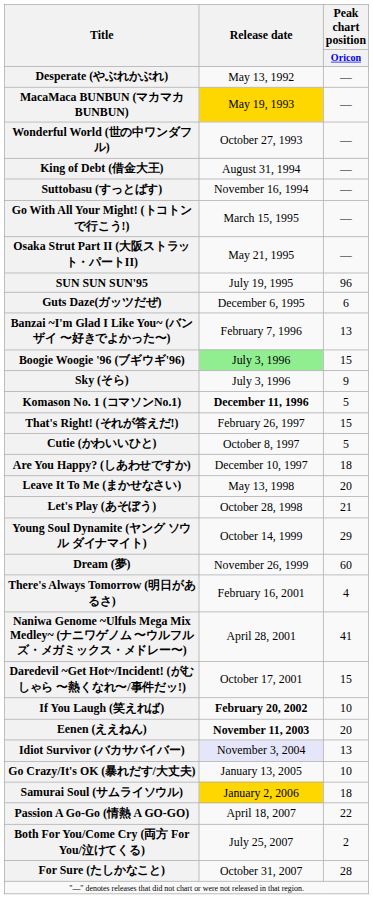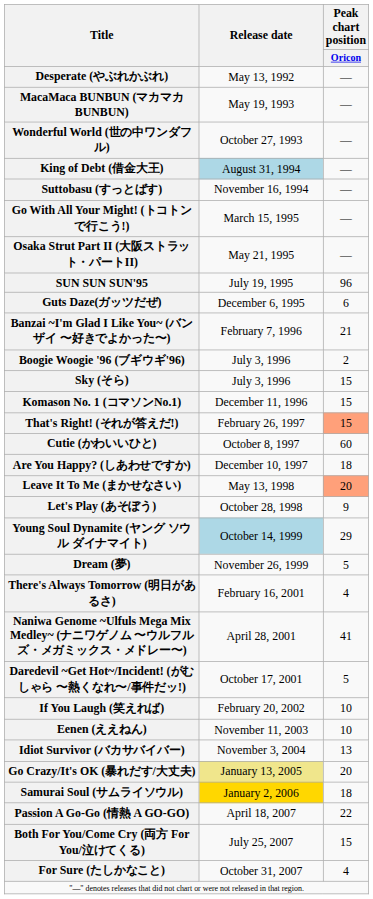(261, 104) gold background -> (261, 104) no background
(261, 168) no background -> (261, 168) lightblue background
(346, 331) 13 -> (346, 331) 21
(261, 360) lightgreen background -> (261, 360) no background
(346, 360) 15 -> (346, 360) 2
(346, 381) 9 -> (346, 381) 15
(261, 402) bold -> (261, 402) normal
(346, 402) 5 -> (346, 402) 15
(346, 423) no background -> (346, 423) lightsalmon background
(346, 444) 5 -> (346, 444) 60
(346, 486) no background -> (346, 486) lightsalmon background
(346, 507) 21 -> (346, 507) 9
(261, 536) no background -> (261, 536) lightblue background
(346, 564) 60 -> (346, 564) 5
(346, 679) 15 -> (346, 679) 5
(261, 708) bold -> (261, 708) normal
(261, 729) bold -> (261, 729) normal
(346, 729) 20 -> (346, 729) 10
(261, 750) lavender background -> (261, 750) no background
(261, 771) no background -> (261, 771) khaki background
(346, 771) 10 -> (346, 771) 20
(346, 842) 2 -> (346, 842) 15
(346, 871) 28 -> (346, 871) 4
